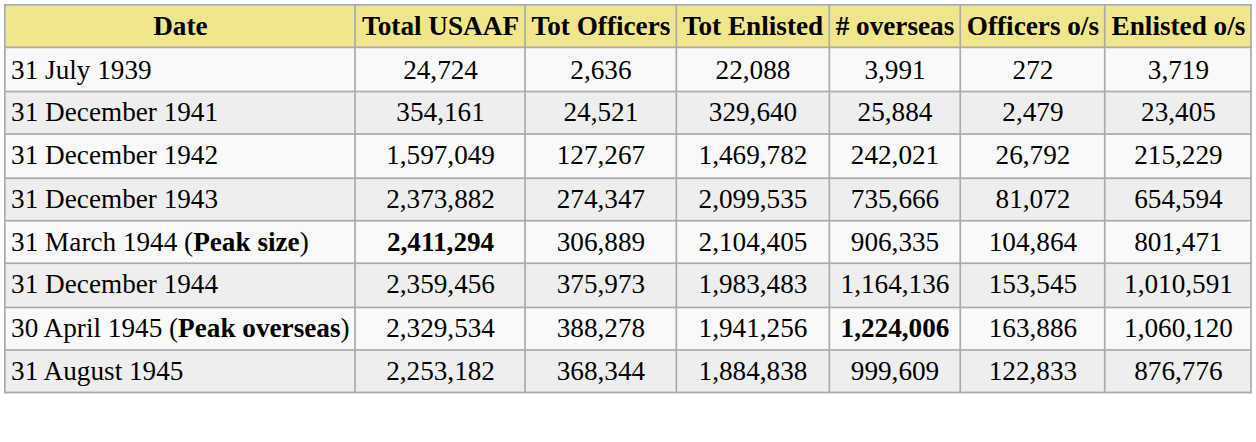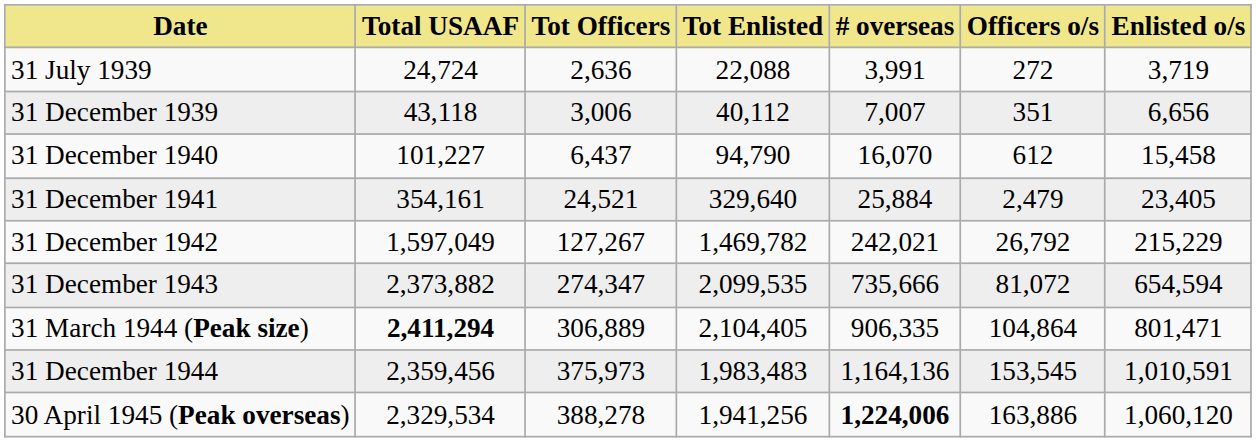+ row: (115, 112)
+ row: (115, 155)
- row: (97, 371)
